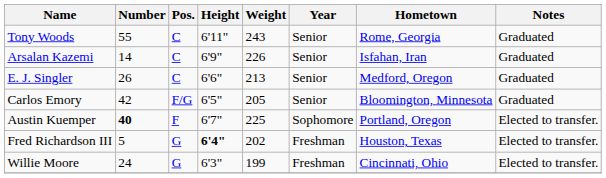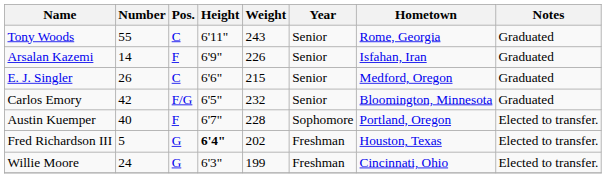(176, 57) C -> (175, 57) F
(255, 78) 213 -> (255, 78) 215
(255, 99) 205 -> (255, 99) 232
(125, 120) bold -> (125, 120) normal
(255, 120) 225 -> (255, 120) 228
